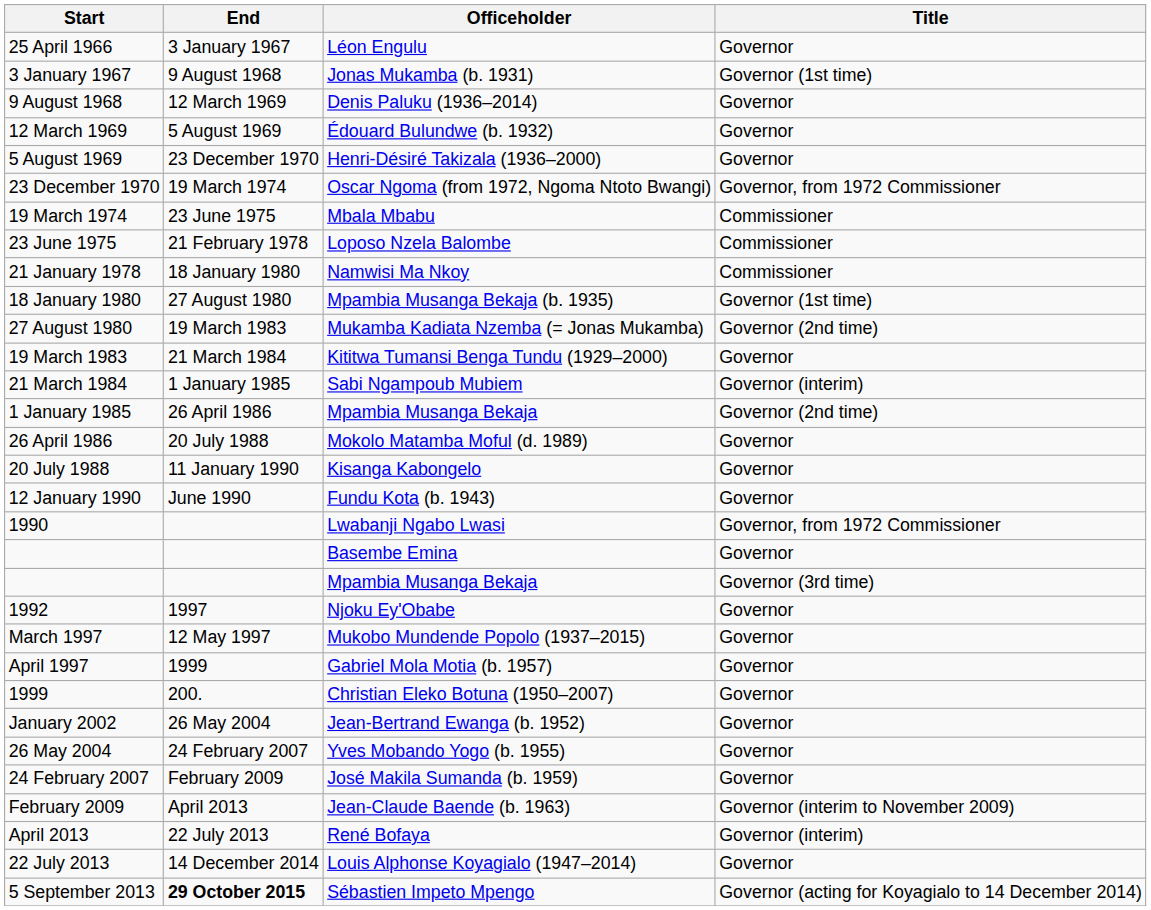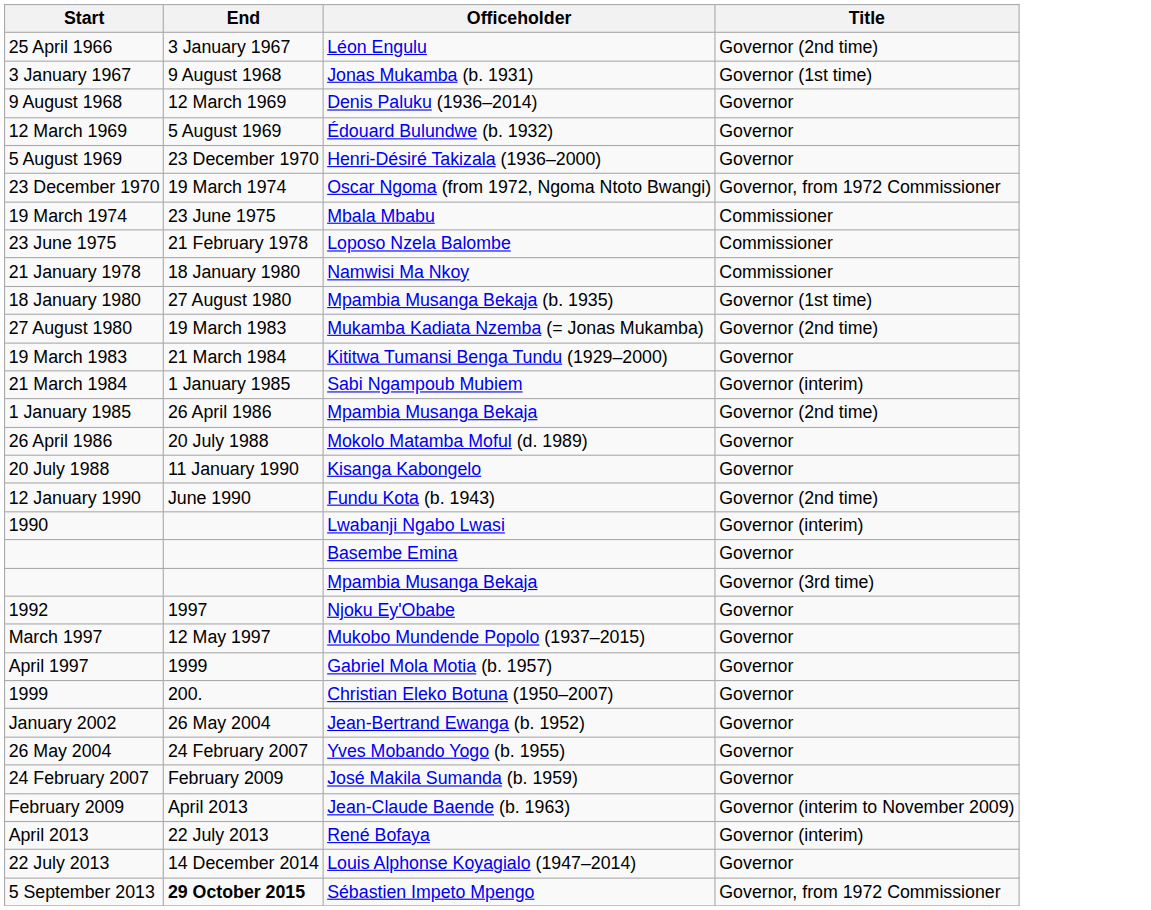(756, 46) Governor -> (799, 46) Governor (2nd time)
(756, 497) Governor -> (799, 497) Governor (2nd time)
(860, 525) Governor, from 1972 Commissioner -> (791, 525) Governor (interim)
(931, 891) Governor (acting for Koyagialo to 14 December 2014) -> (860, 891) Governor, from 1972 Commissioner
